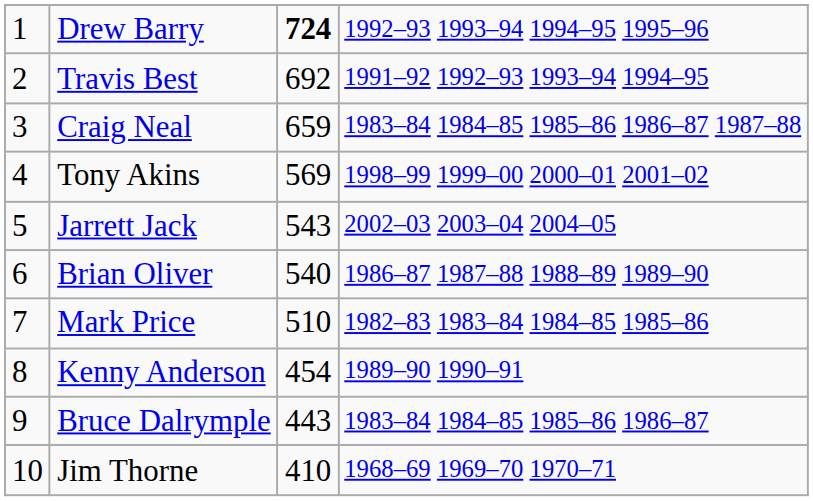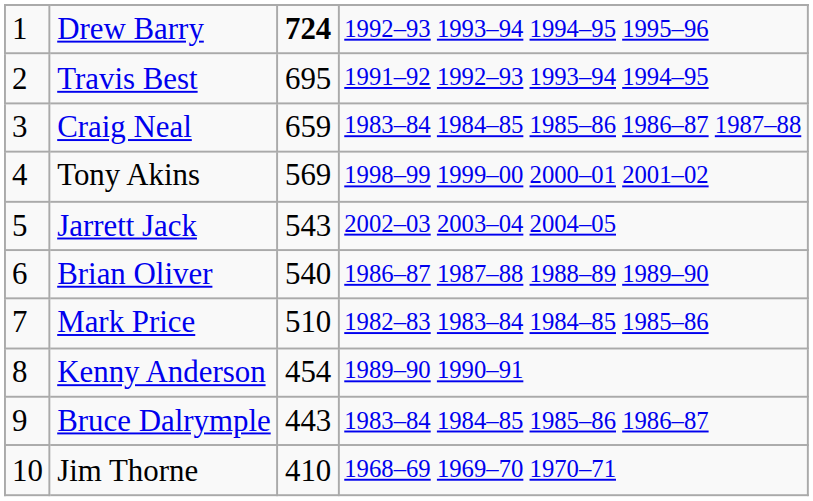(308, 77) 692 -> (308, 77) 695
